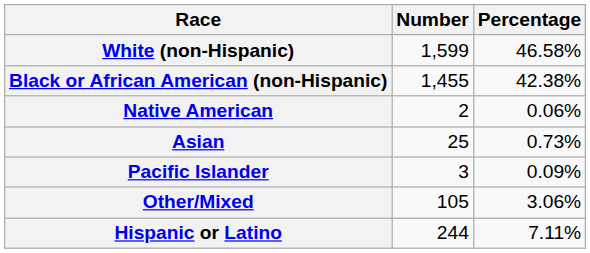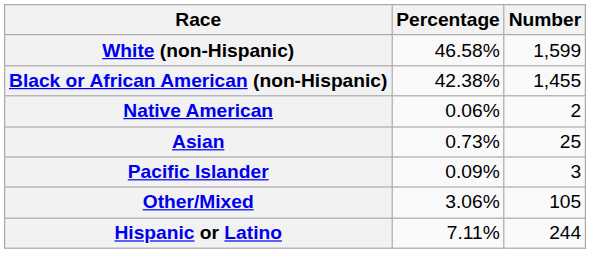columns swapped: (433, 19) <-> (529, 19)
